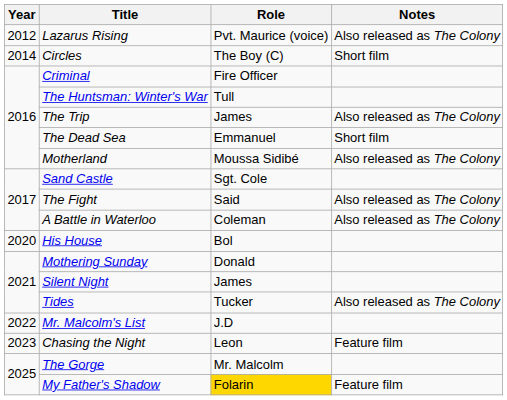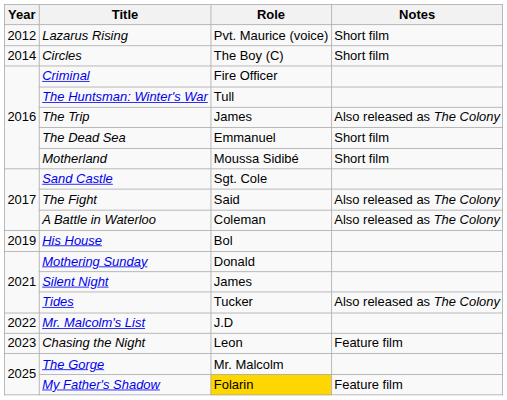(417, 35) Also released as The Colony -> (362, 35) Short film
(417, 158) Also released as The Colony -> (362, 158) Short film
(22, 240) 2020 -> (22, 240) 2019
